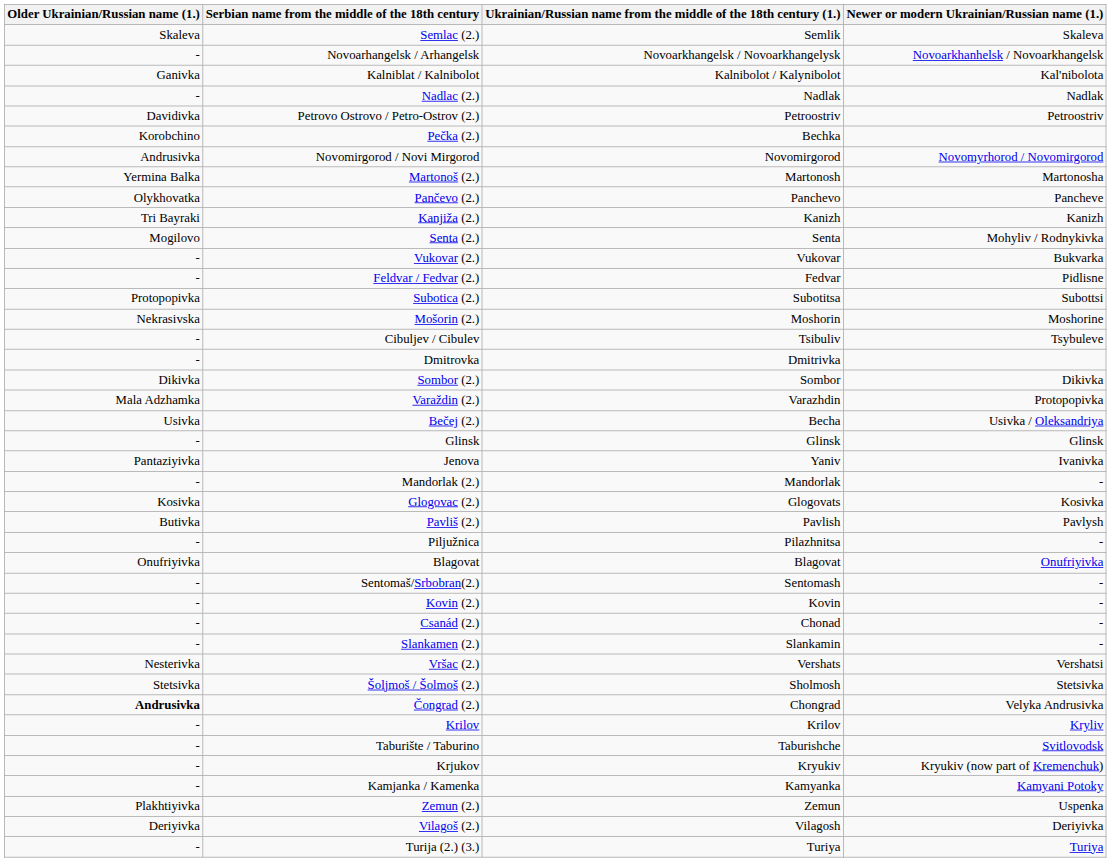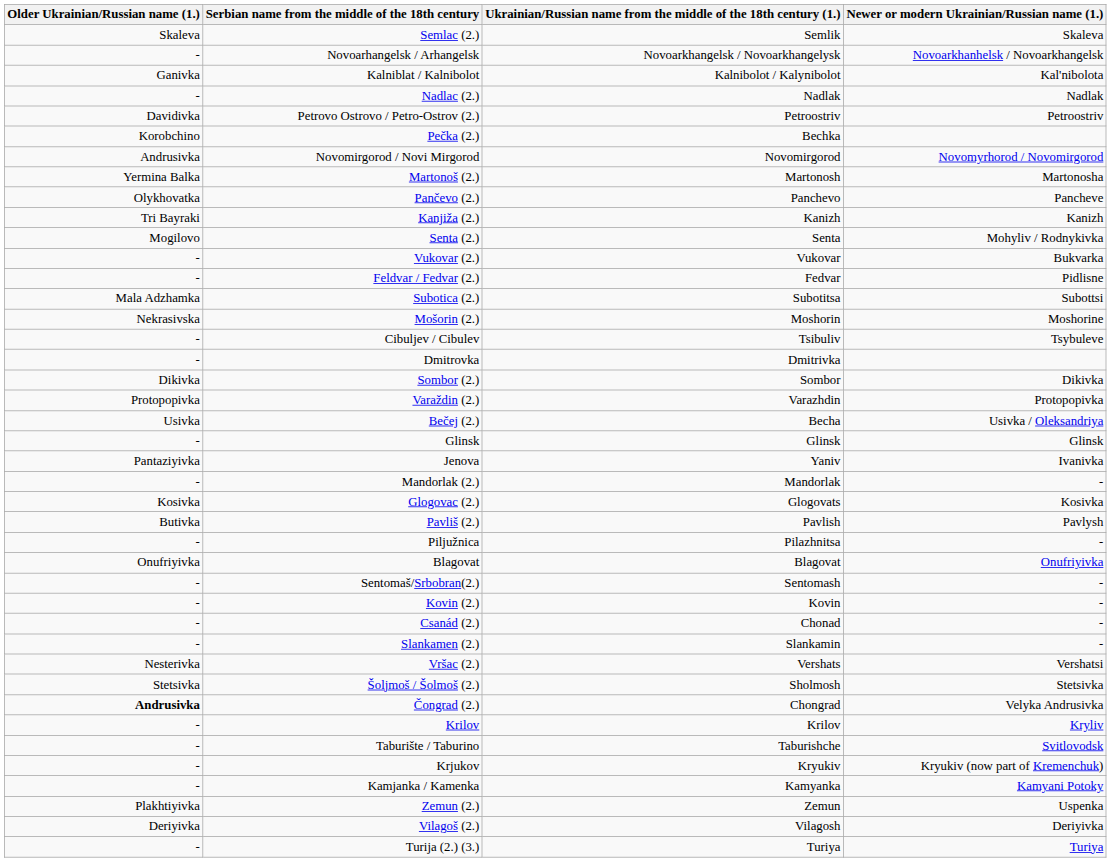(165, 298) Protopopivka -> (158, 298) Mala Adzhamka
(158, 400) Mala Adzhamka -> (165, 400) Protopopivka
